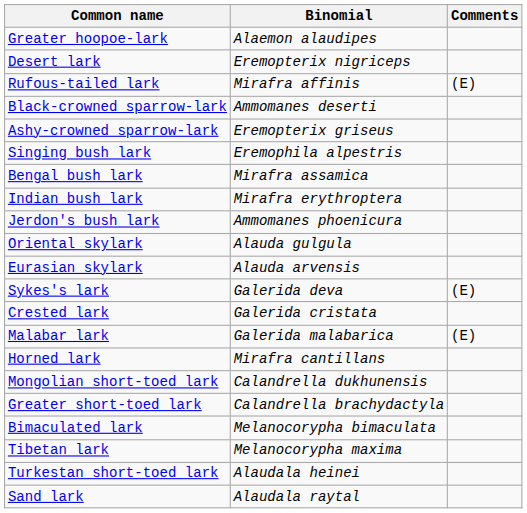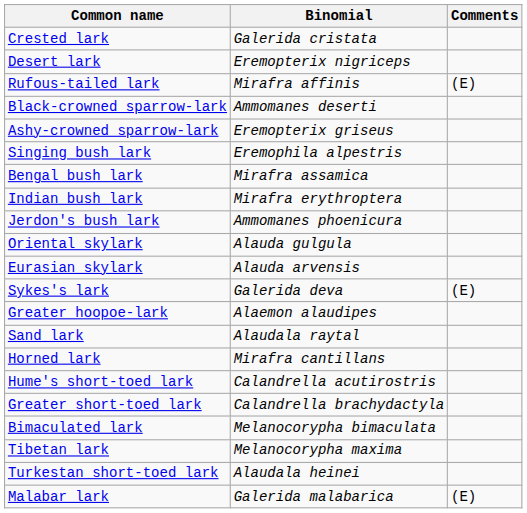rows swapped: (88, 39) <-> (58, 313)
rows swapped: (58, 336) <-> (46, 497)
+ row: (101, 382)
- row: (113, 382)
